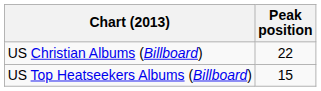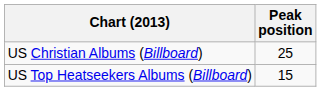(285, 53) 22 -> (285, 53) 25
